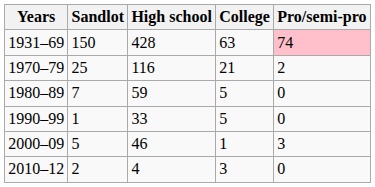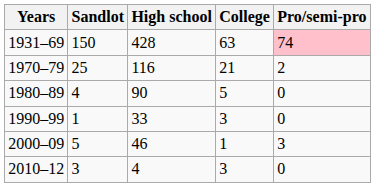(76, 93) 7 -> (76, 93) 4
(139, 93) 59 -> (139, 93) 90
(223, 118) 5 -> (223, 118) 3
(76, 169) 2 -> (76, 169) 3
